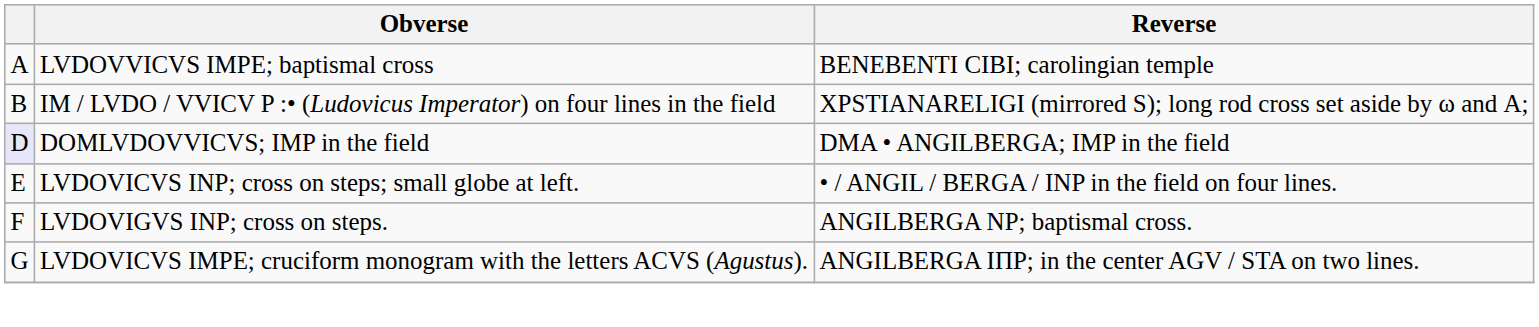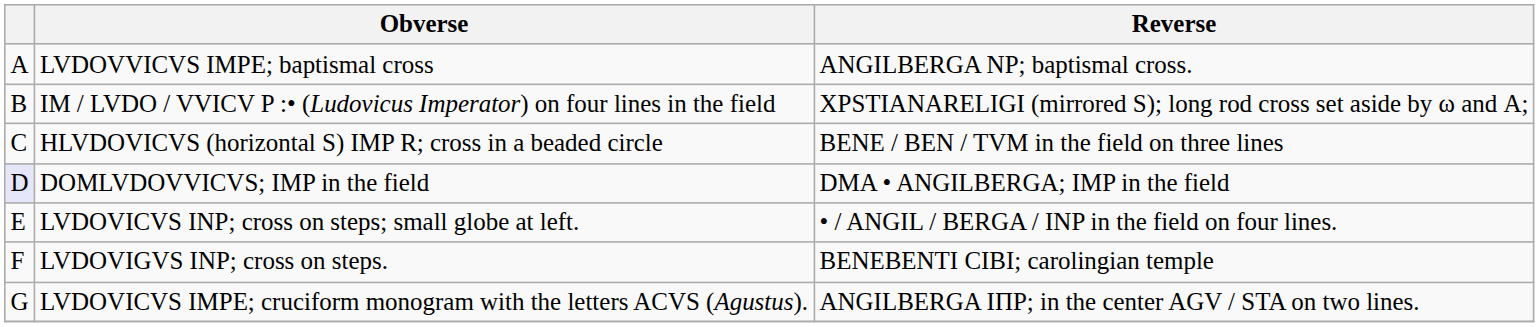(1017, 63) BENEBENTI CIBI; carolingian temple -> (1006, 63) ANGILBERGA NP; baptismal cross.
+ row: (351, 143)
(1006, 222) ANGILBERGA NP; baptismal cross. -> (1017, 261) BENEBENTI CIBI; carolingian temple
